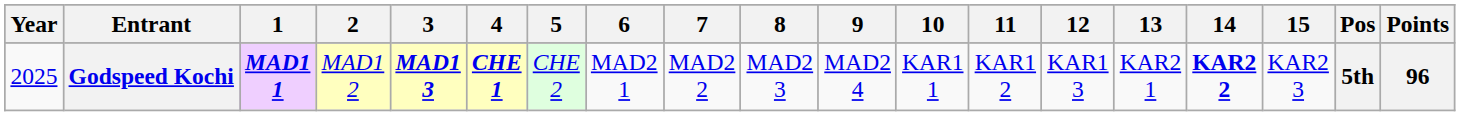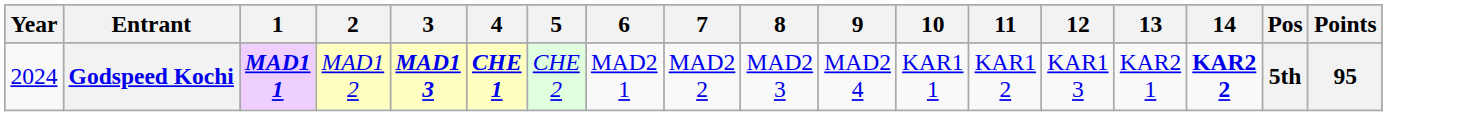- column: (1298, 23)
(34, 76) 2025 -> (34, 76) 2024
(1418, 76) 96 -> (1345, 76) 95
